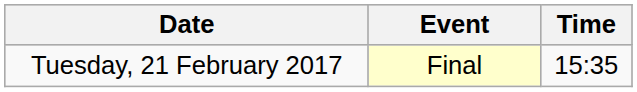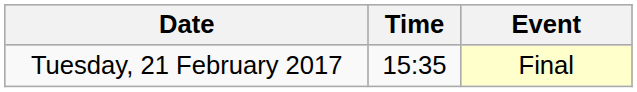columns swapped: (586, 24) <-> (454, 24)
